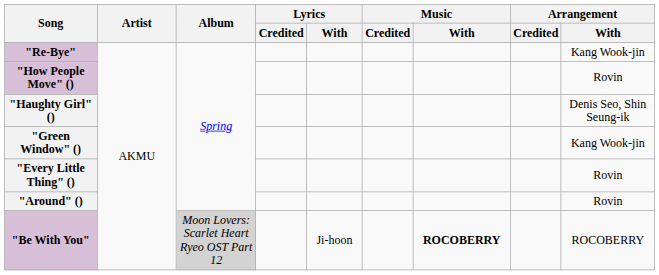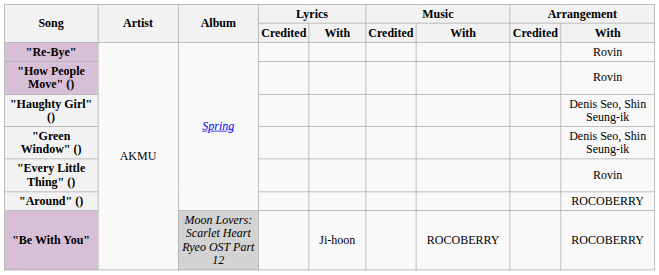(608, 52) Kang Wook-jin -> (608, 52) Rovin
(608, 142) Kang Wook-jin -> (608, 142) Denis Seo, Shin Seung-ik
(608, 201) Rovin -> (608, 201) ROCOBERRY
(462, 240) bold -> (463, 240) normal
